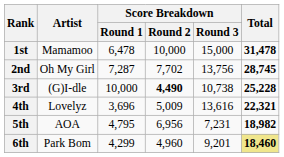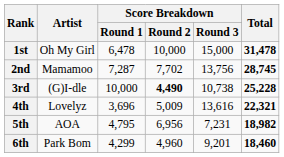(67, 50) Mamamoo -> (67, 50) Oh My Girl
(67, 69) Oh My Girl -> (67, 69) Mamamoo
(260, 143) khaki background -> (260, 143) no background
